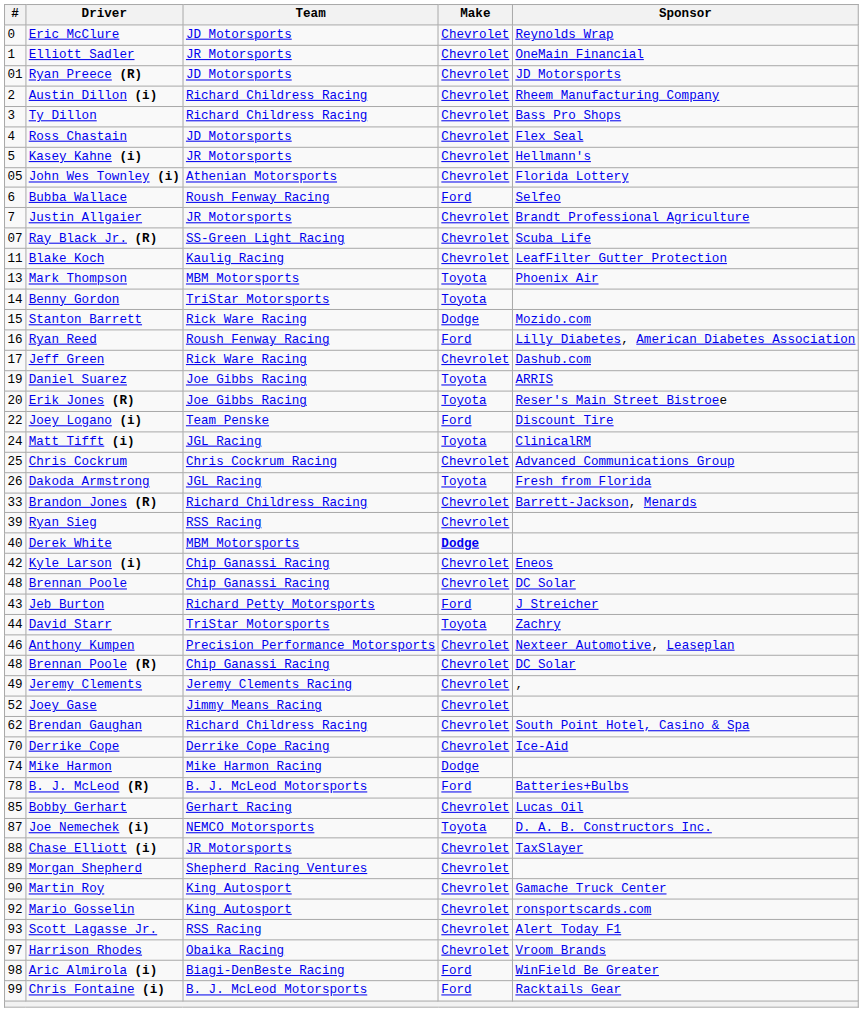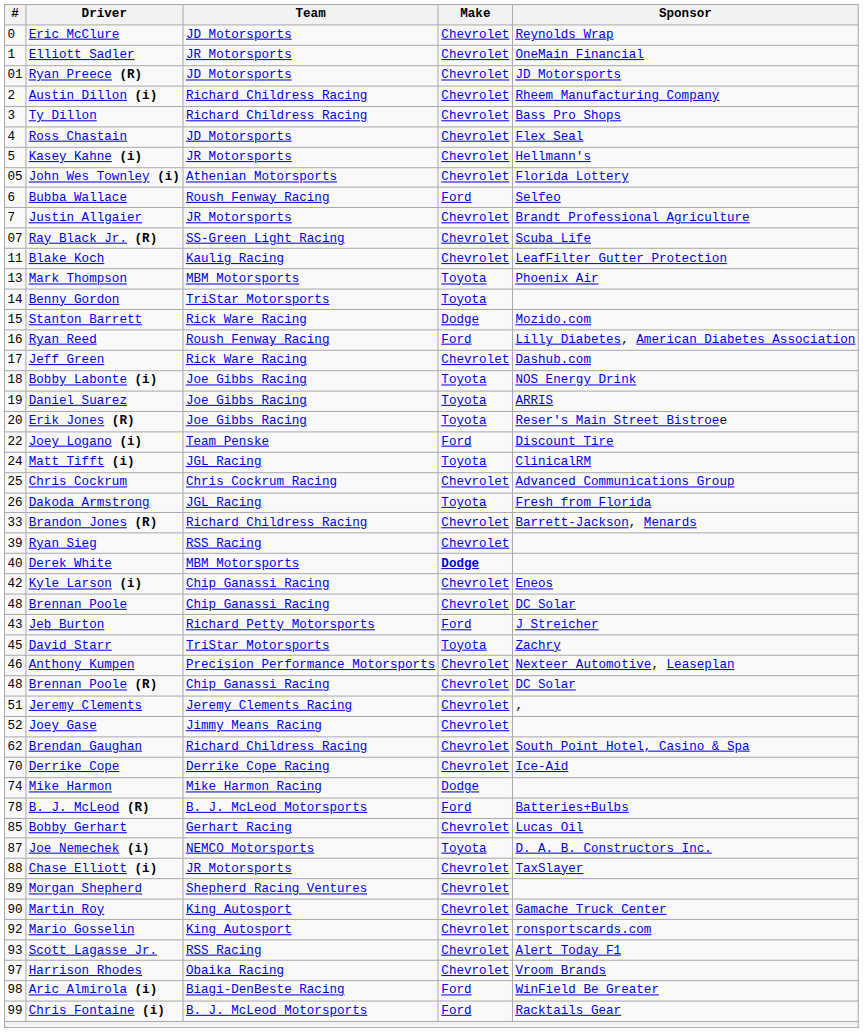+ row: (93, 381)
(15, 625) 44 -> (15, 645) 45
(15, 686) 49 -> (15, 706) 51
